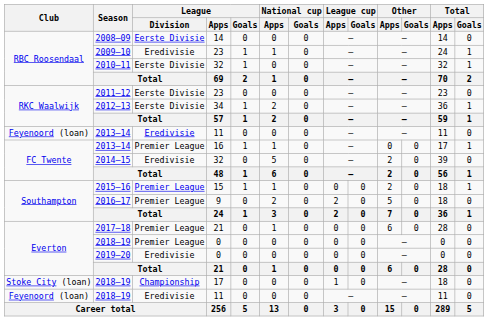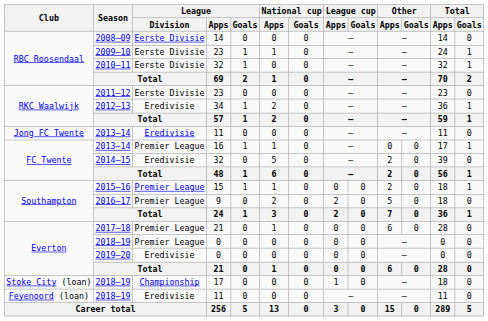(170, 52) Eredivisie -> (170, 52) Eerste Divisie
(170, 106) Eerste Divisie -> (170, 106) Eredivisie
(49, 133) Feyenoord (loan) -> (49, 133) Jong FC Twente
